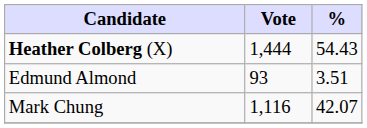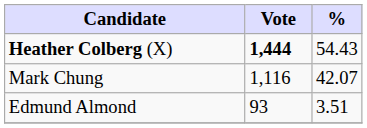(270, 48) normal -> (270, 48) bold
rows swapped: (56, 107) <-> (73, 78)
